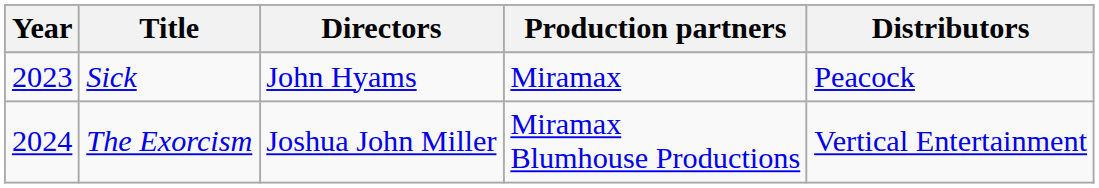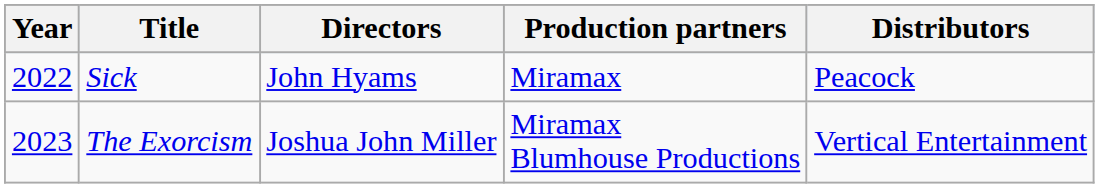(42, 76) 2023 -> (42, 76) 2022
(42, 141) 2024 -> (42, 141) 2023
